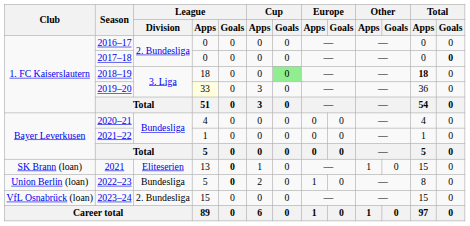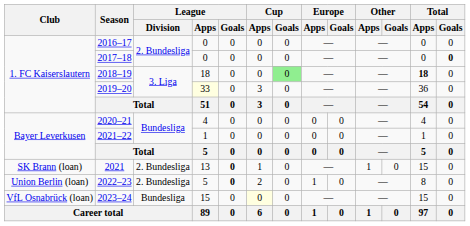(163, 167) Eliteserien -> (163, 167) 2. Bundesliga
(163, 182) Bundesliga -> (163, 182) 2. Bundesliga
(163, 197) 2. Bundesliga -> (163, 197) Bundesliga
(260, 197) no background -> (260, 197) lightyellow background
